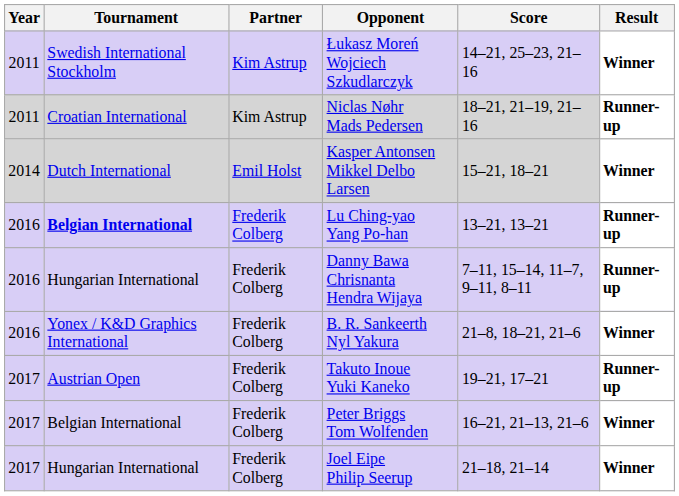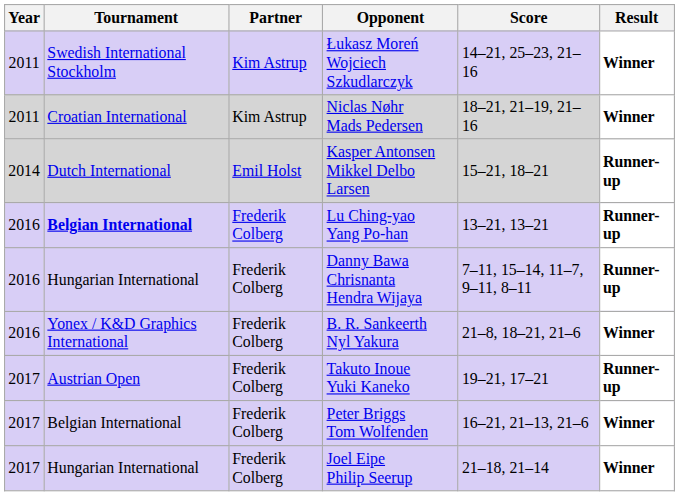(631, 116) Runner-up -> (629, 116) Winner
(629, 171) Winner -> (631, 171) Runner-up
